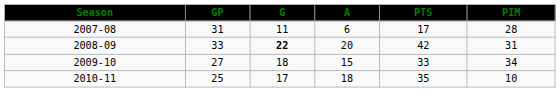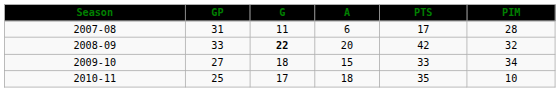(511, 46) 31 -> (511, 46) 32
